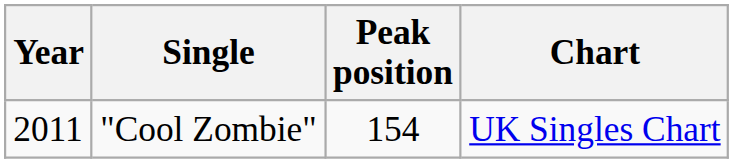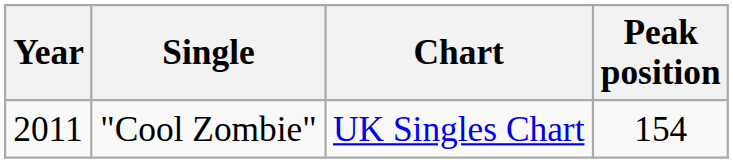columns swapped: (595, 52) <-> (393, 52)
